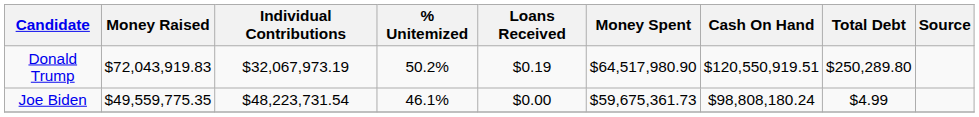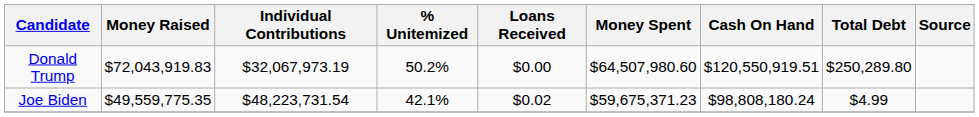(532, 66) $0.19 -> (532, 66) $0.00
(643, 66) $64,517,980.90 -> (643, 66) $64,507,980.60
(427, 99) 46.1% -> (427, 99) 42.1%
(532, 99) $0.00 -> (532, 99) $0.02
(643, 99) $59,675,361.73 -> (643, 99) $59,675,371.23
